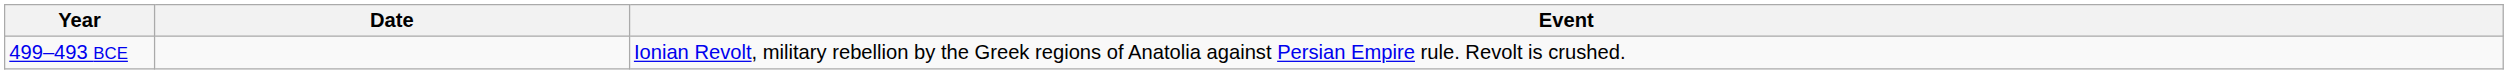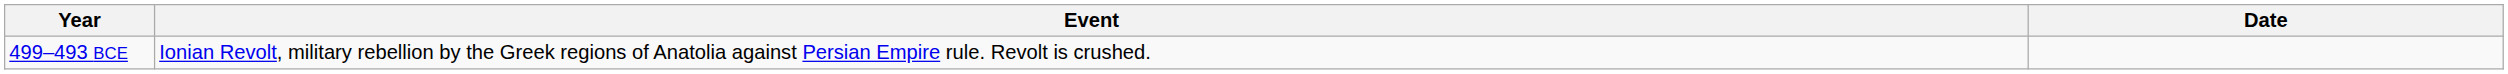columns swapped: (392, 20) <-> (1566, 20)
